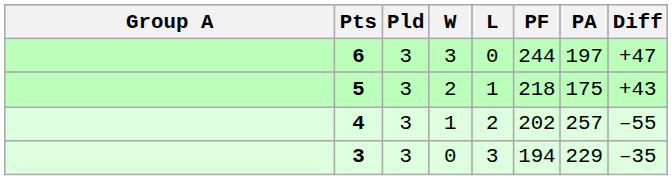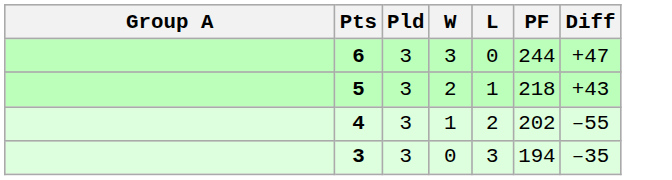- column: (584, 22)
